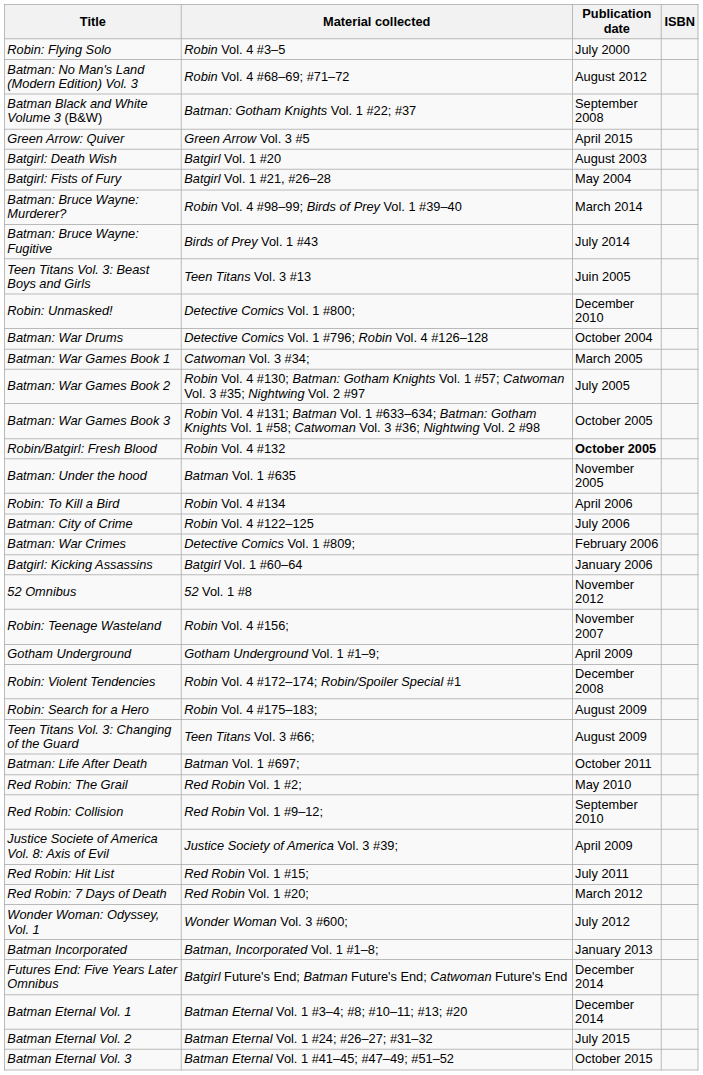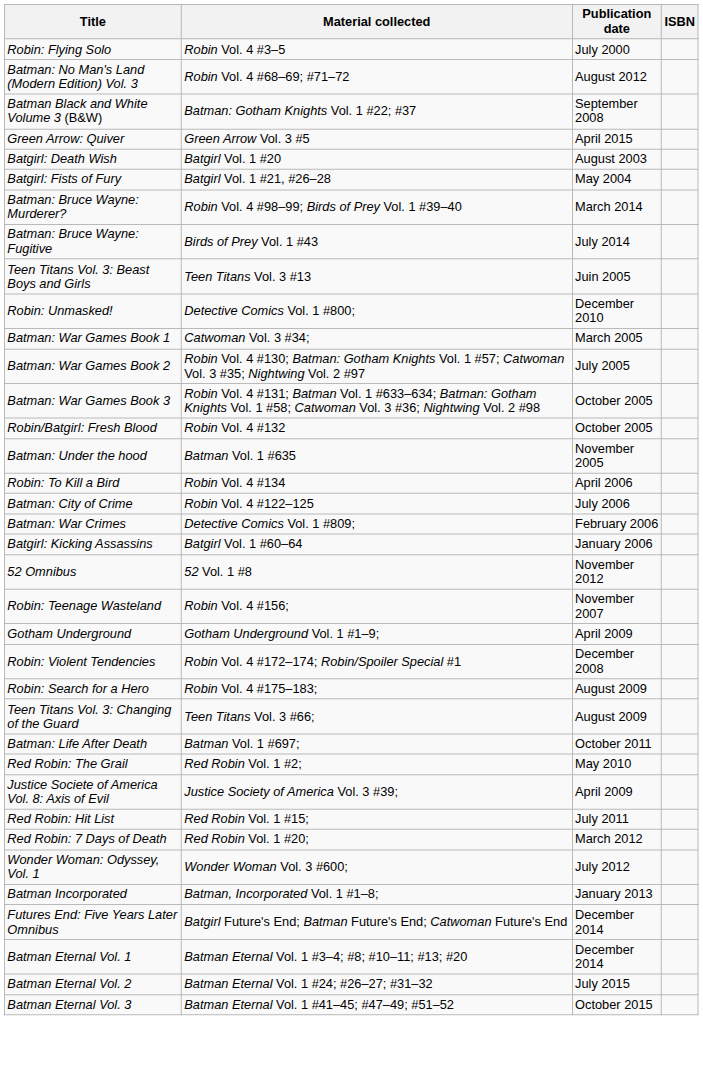- row: (65, 338)
(616, 448) bold -> (614, 428) normal
- row: (65, 812)
